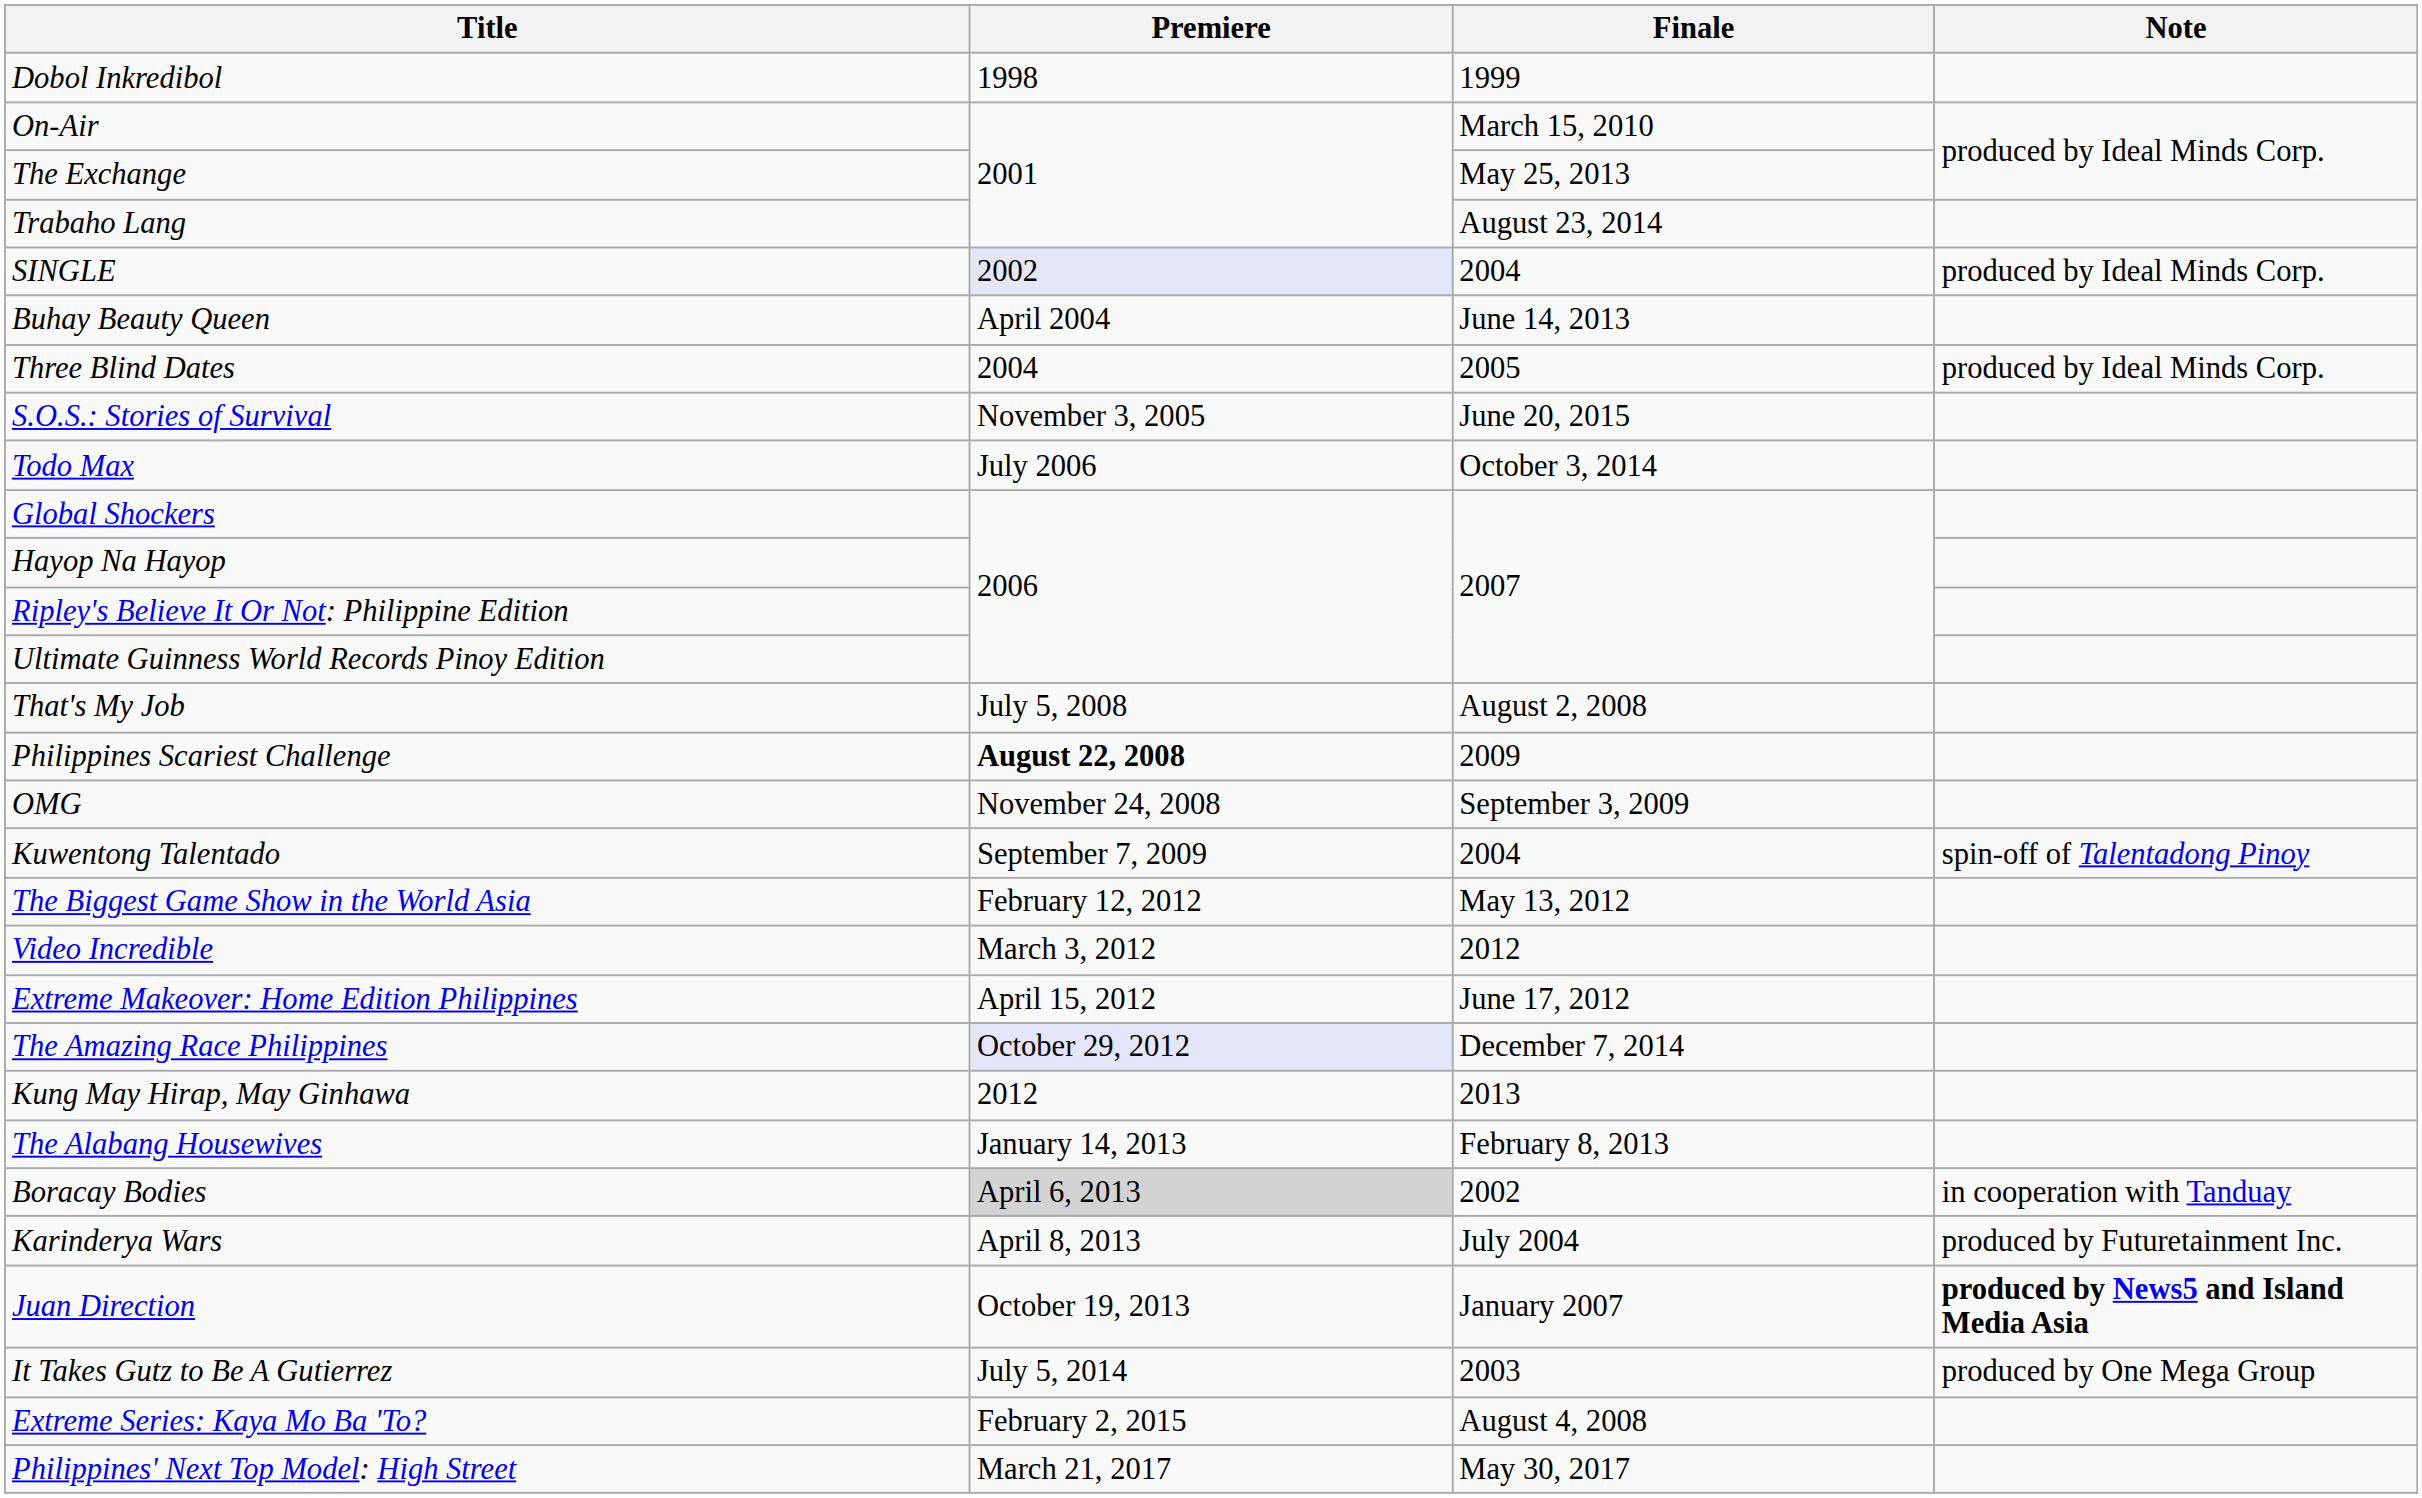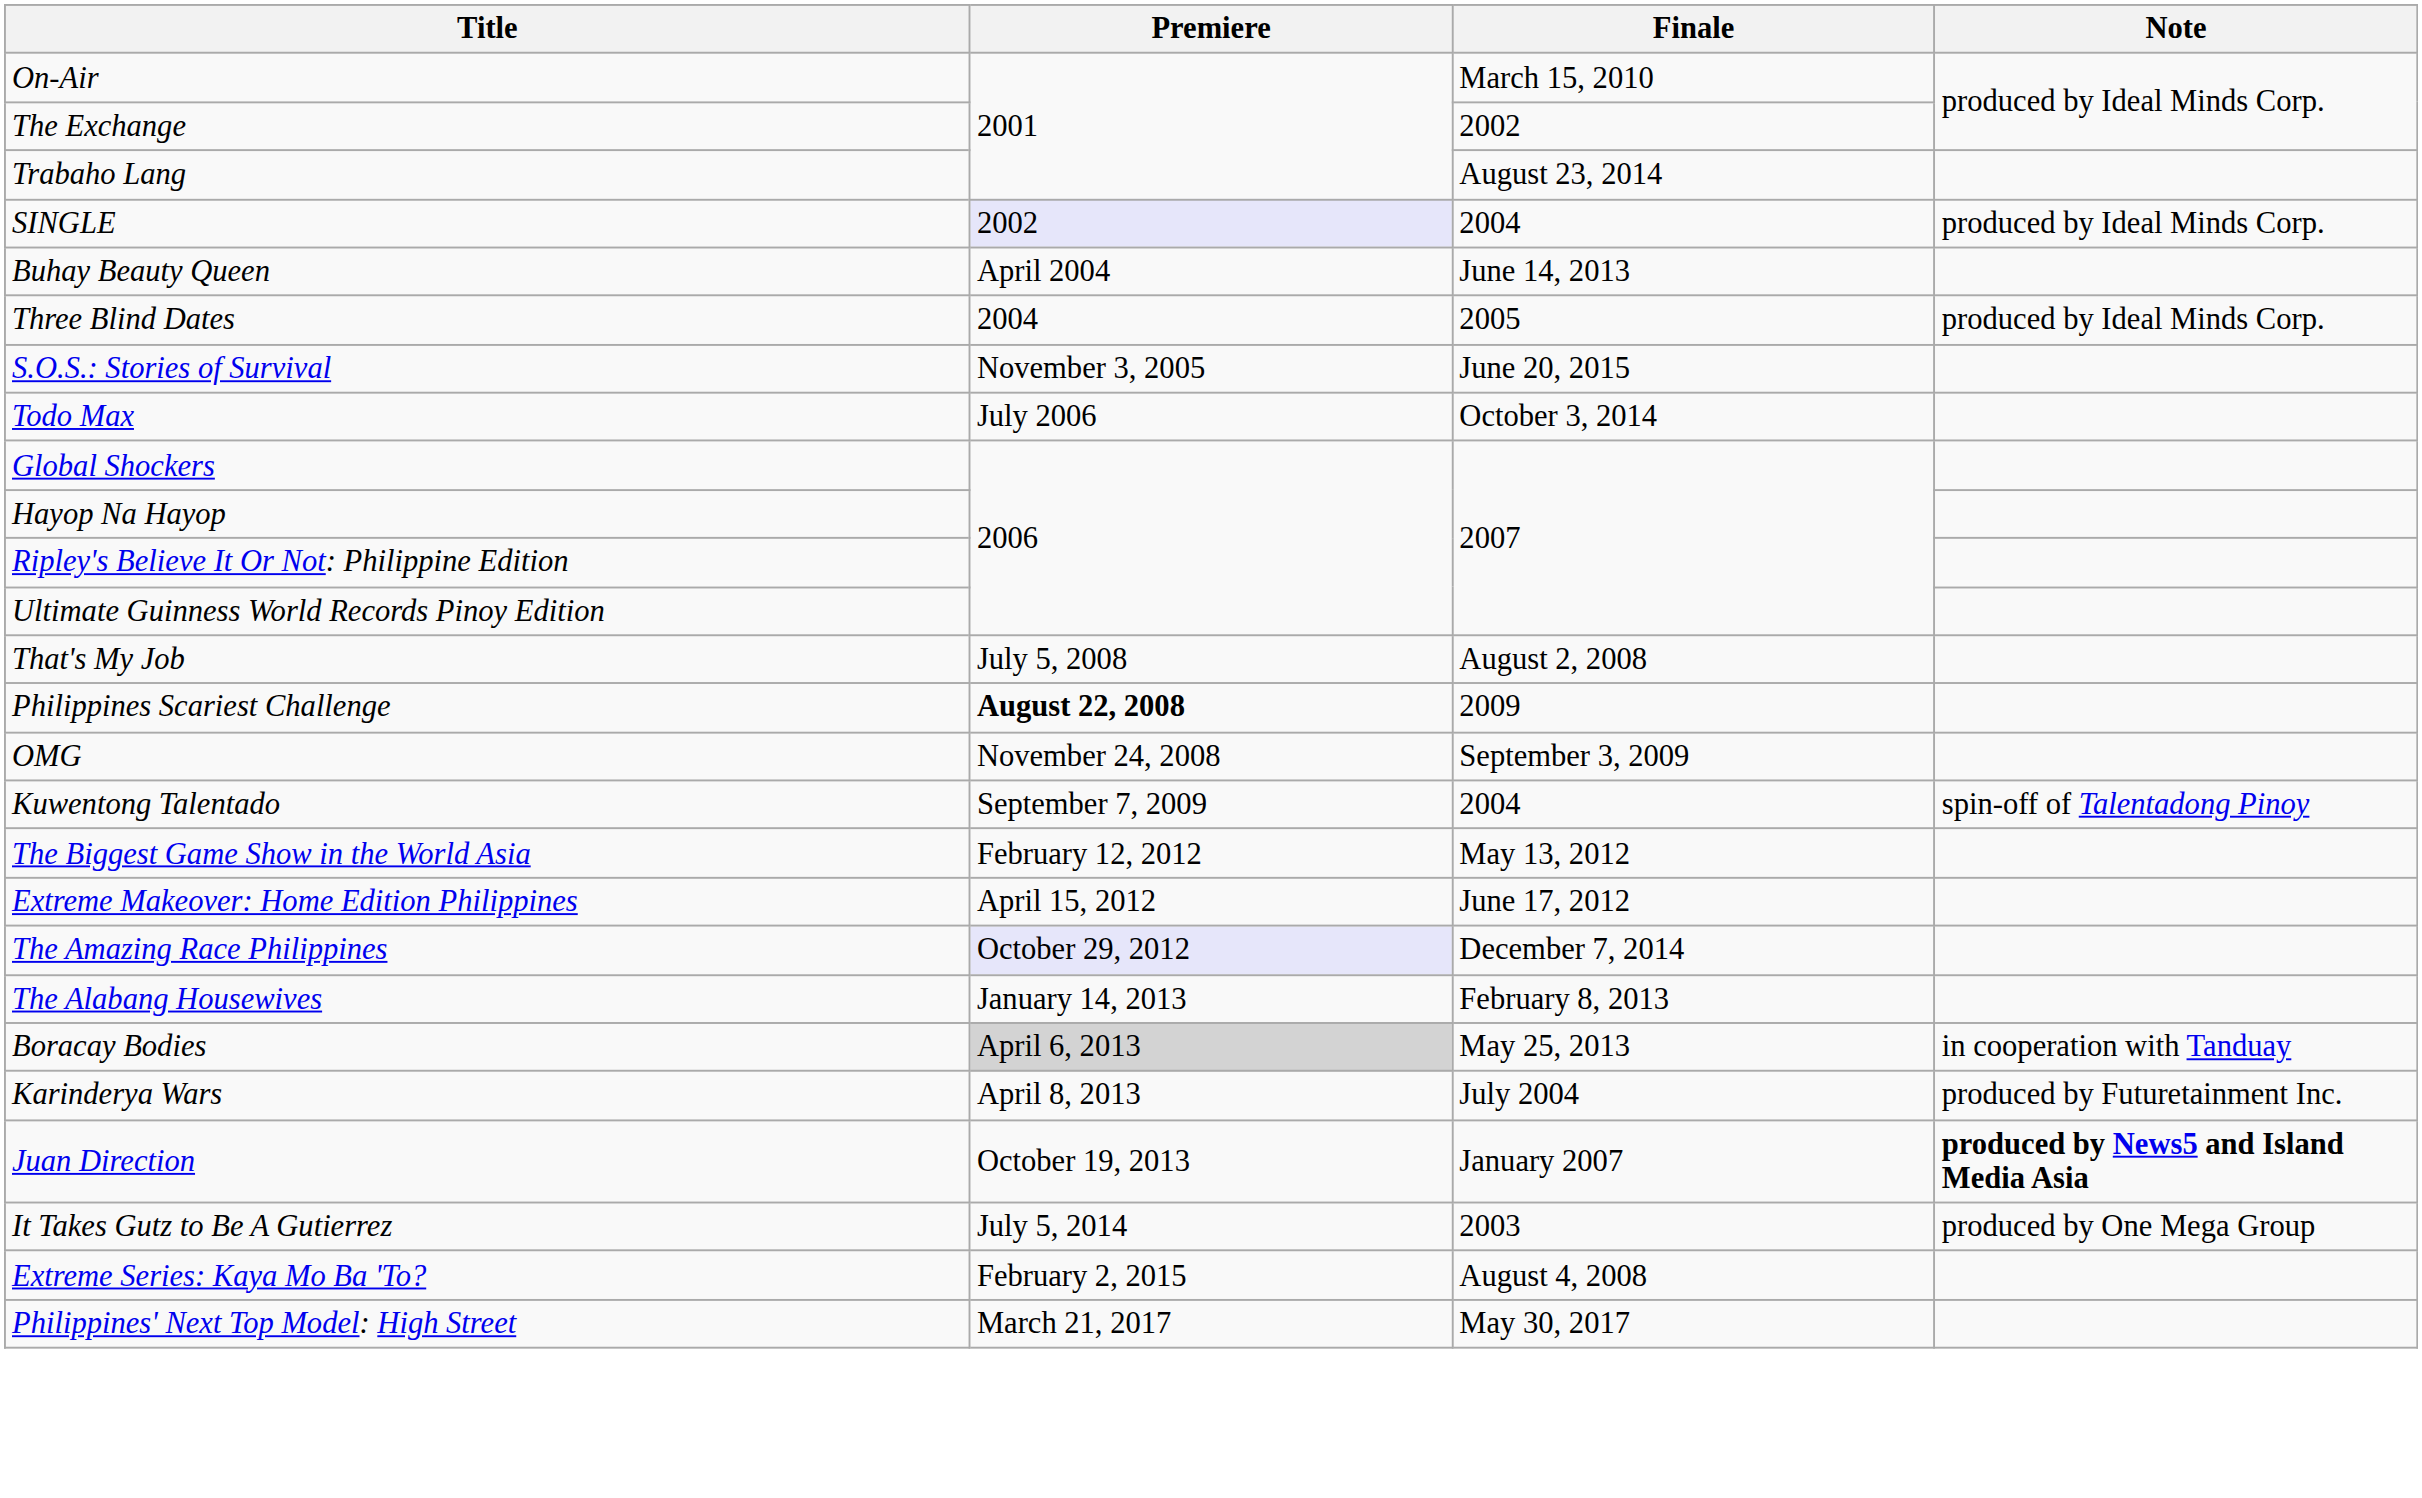- row: (117, 77)
(1545, 174) May 25, 2013 -> (1490, 125) 2002
- row: (113, 949)
- row: (211, 1094)
(1490, 1191) 2002 -> (1545, 1046) May 25, 2013
